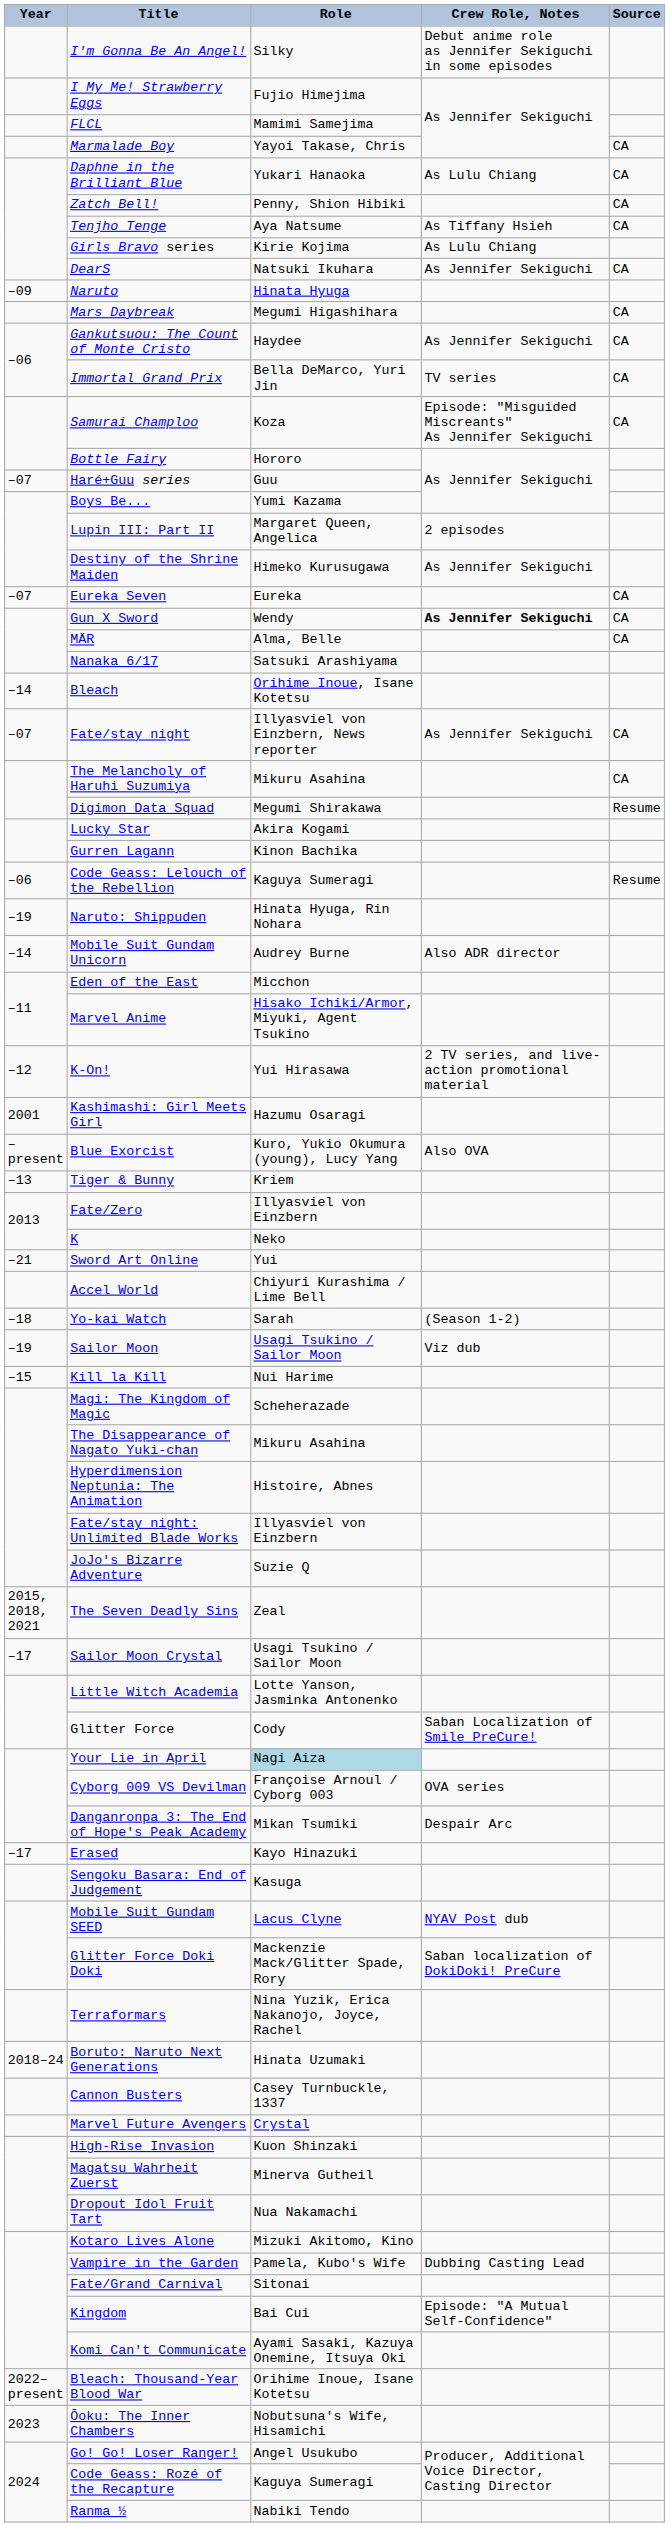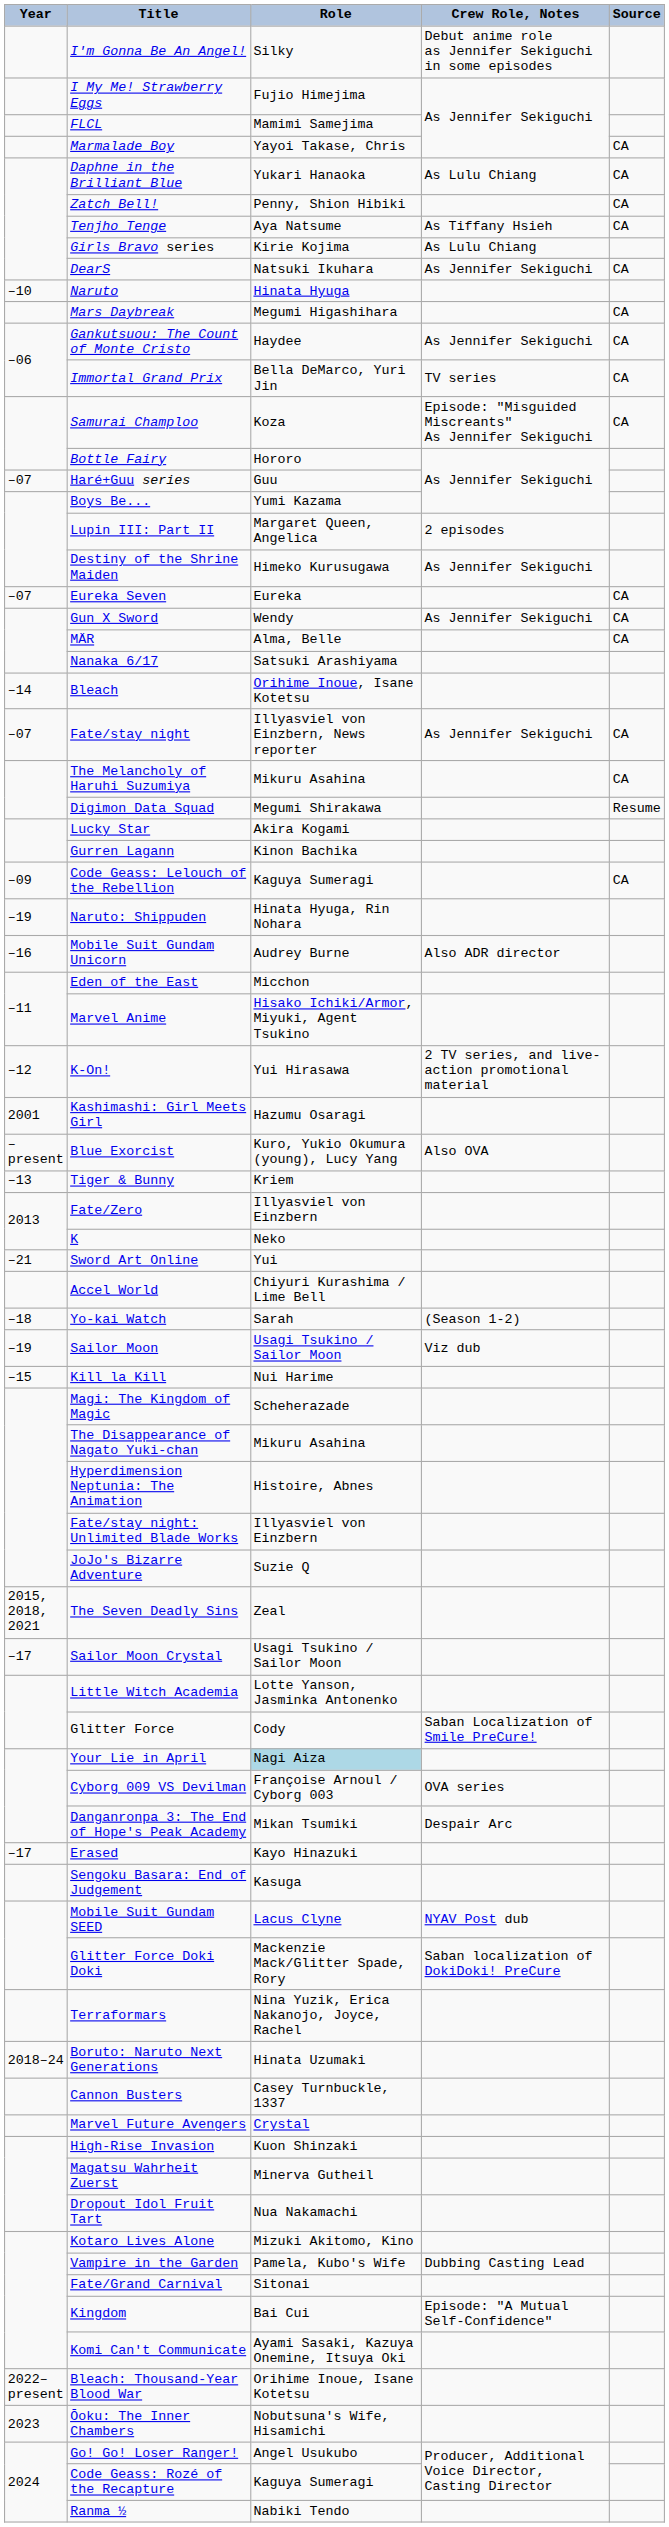(20, 291) –09 -> (20, 291) –10
(509, 619) bold -> (509, 619) normal
(20, 881) –06 -> (20, 881) –09
(637, 881) Resume -> (621, 881) CA
(20, 954) –14 -> (20, 954) –16
